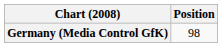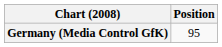(194, 33) 98 -> (194, 33) 95
